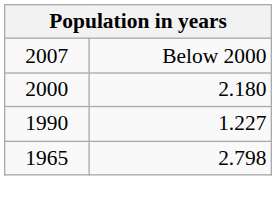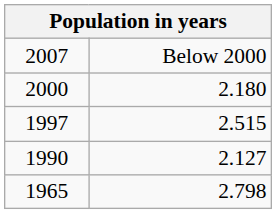+ row: (47, 123)
(242, 123) 1.227 -> (242, 157) 2.127
